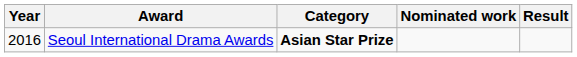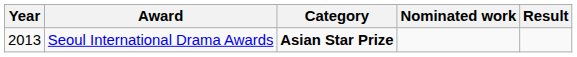(24, 39) 2016 -> (24, 39) 2013
